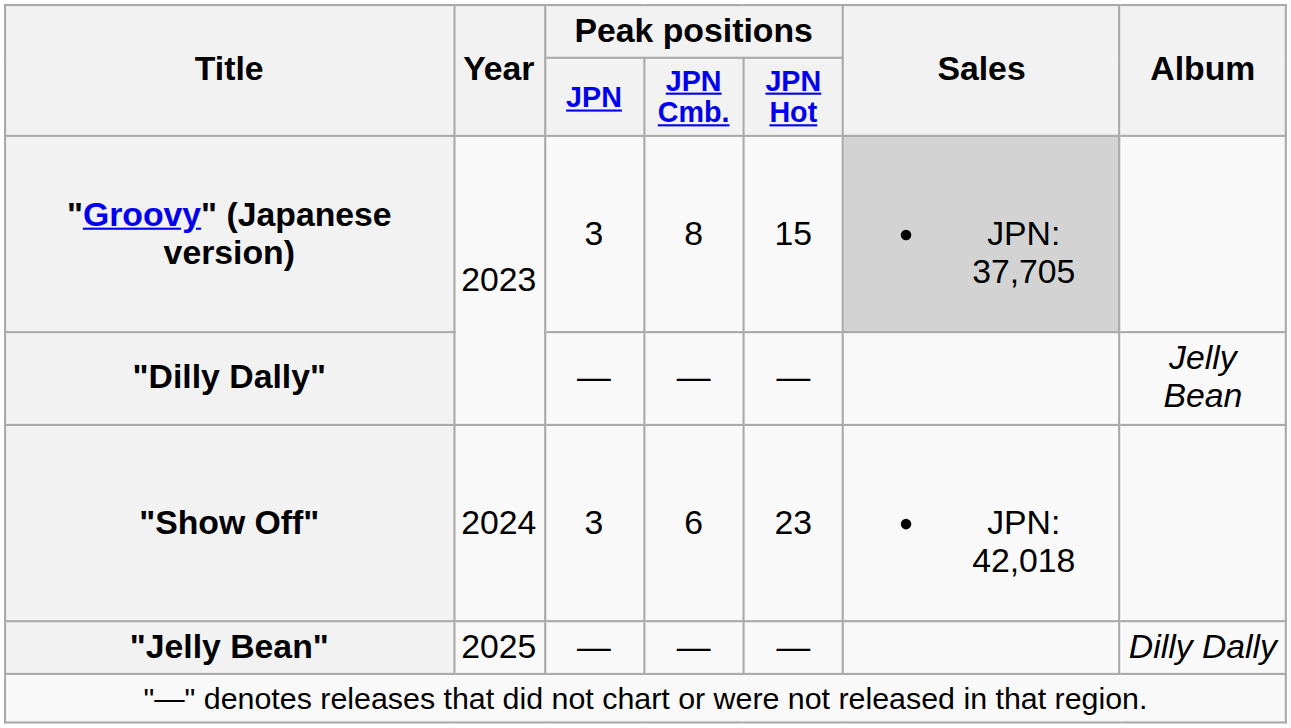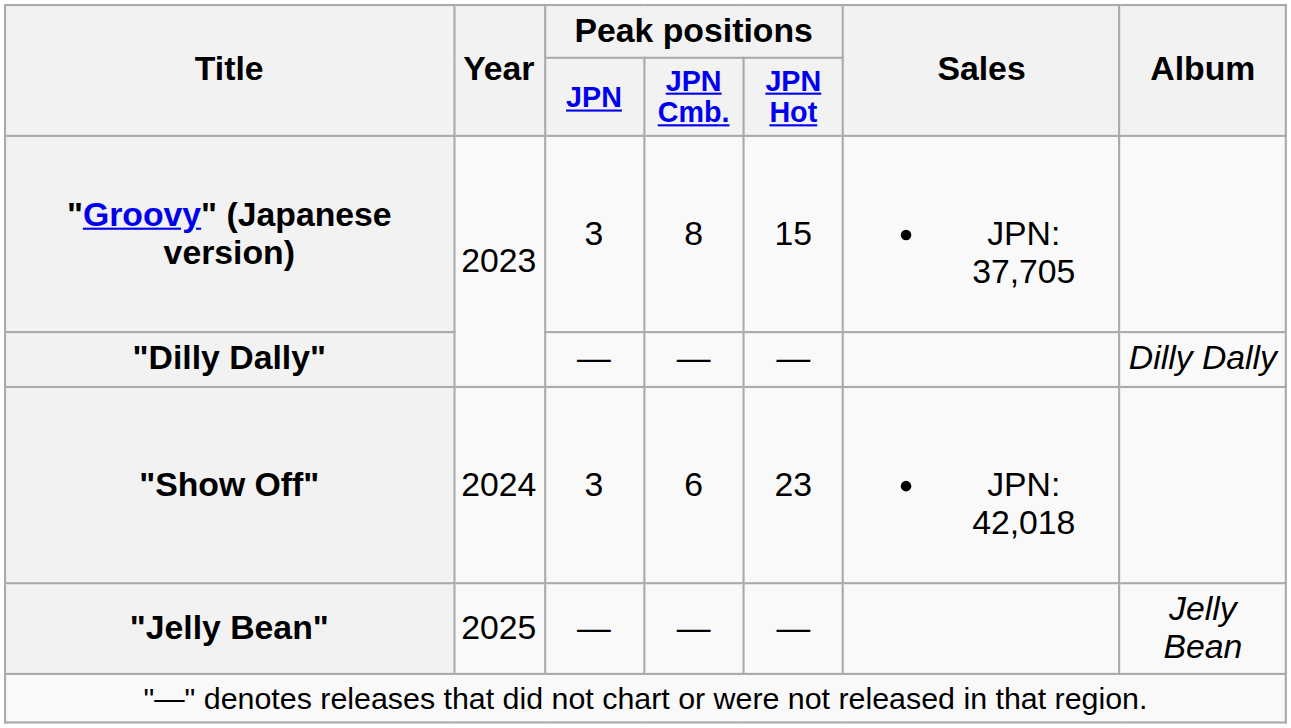(982, 253) lightgrey background -> (982, 253) no background
(1203, 377) Jelly Bean -> (1203, 358) Dilly Dally
(1203, 647) Dilly Dally -> (1203, 628) Jelly Bean
